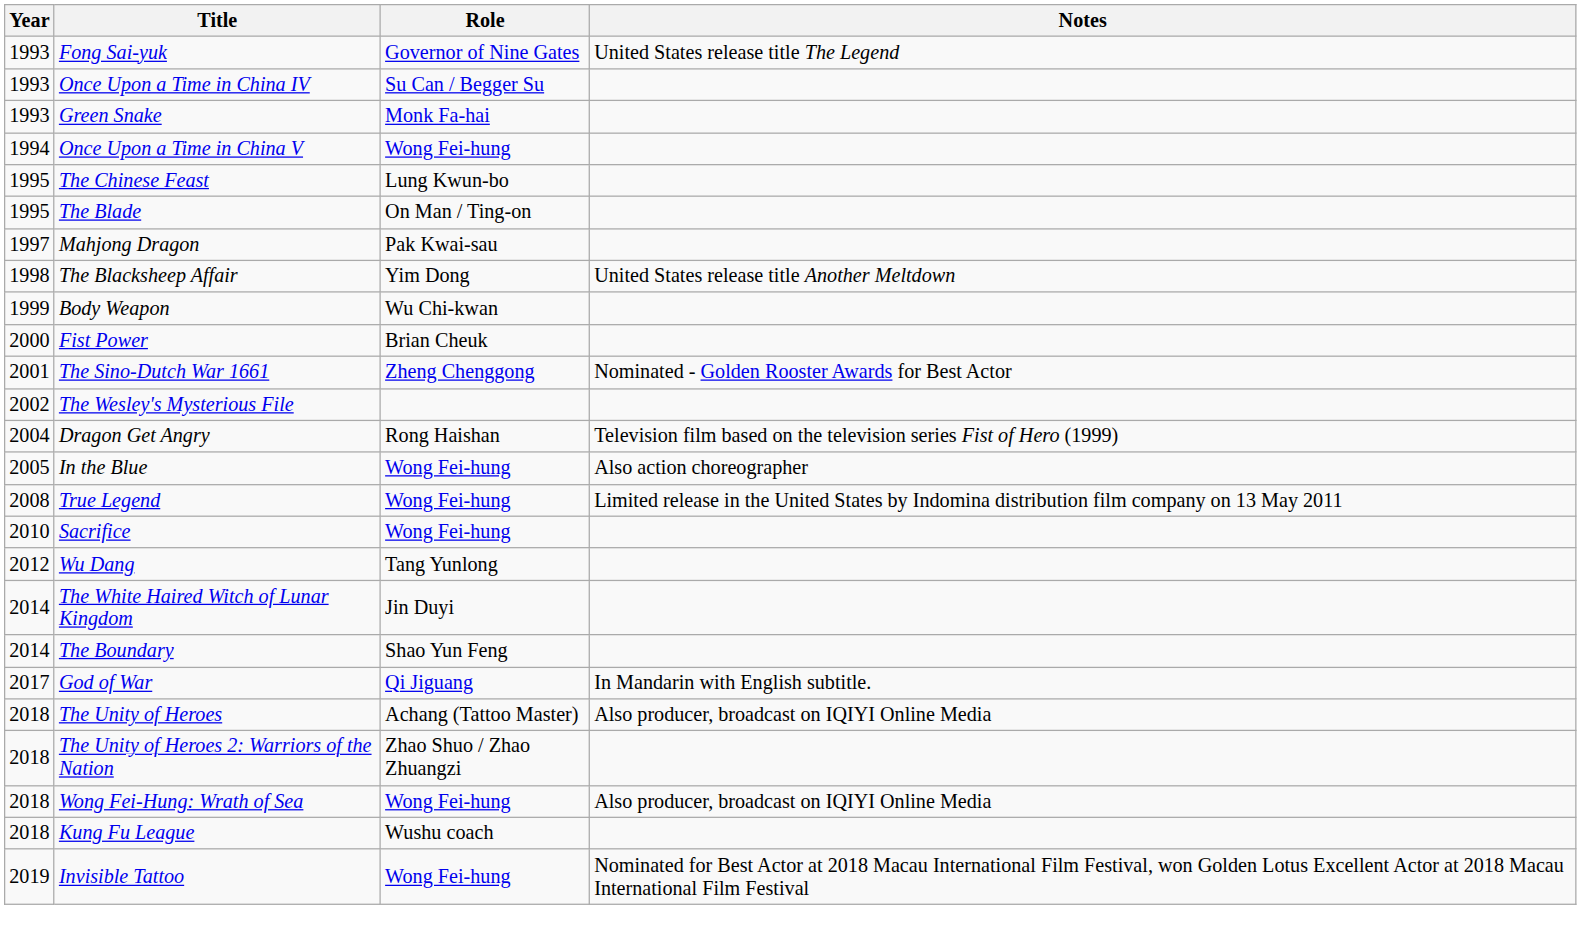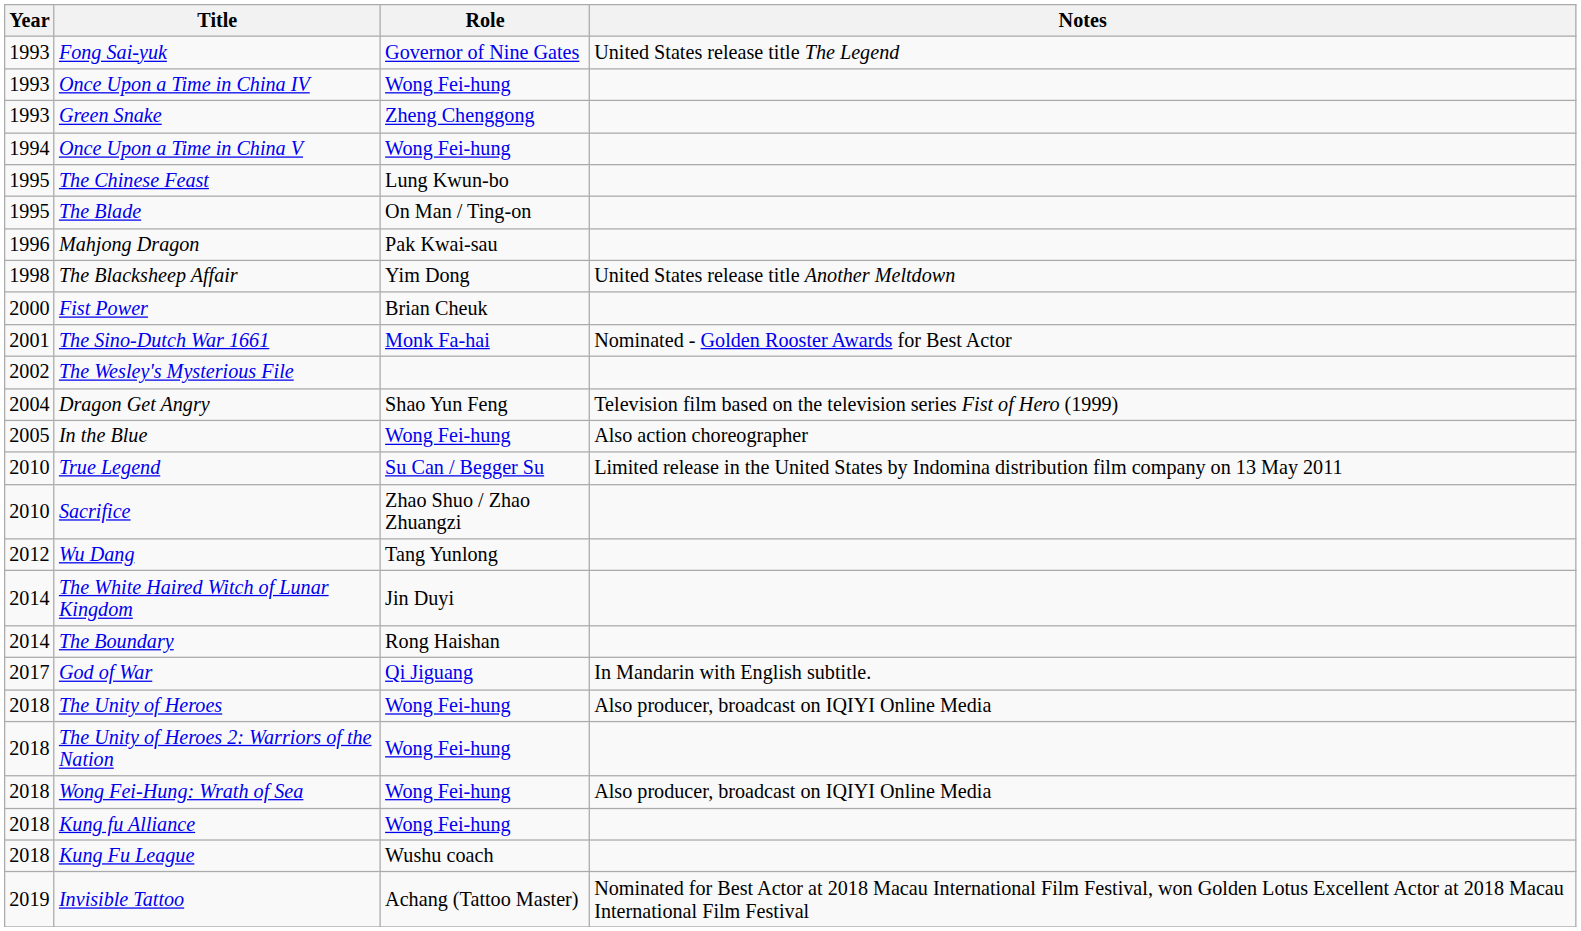(465, 84) Su Can / Begger Su -> (448, 84) Wong Fei-hung
(437, 116) Monk Fa-hai -> (460, 116) Zheng Chenggong
(29, 244) 1997 -> (29, 244) 1996
- row: (114, 308)
(460, 372) Zheng Chenggong -> (437, 340) Monk Fa-hai
(443, 436) Rong Haishan -> (446, 404) Shao Yun Feng
(29, 500) 2008 -> (29, 468) 2010
(448, 500) Wong Fei-hung -> (465, 468) Su Can / Begger Su
(448, 532) Wong Fei-hung -> (458, 511) Zhao Shuo / Zhao Zhuangzi
(446, 650) Shao Yun Feng -> (443, 641) Rong Haishan
(482, 714) Achang (Tattoo Master) -> (448, 705) Wong Fei-hung
(458, 757) Zhao Shuo / Zhao Zhuangzi -> (448, 748) Wong Fei-hung
+ row: (127, 823)
(448, 876) Wong Fei-hung -> (482, 899) Achang (Tattoo Master)
